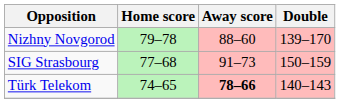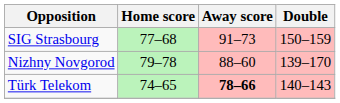rows swapped: (61, 39) <-> (53, 62)
